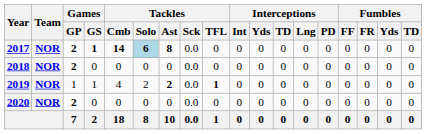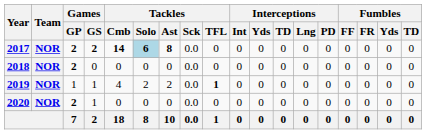(94, 48) 1 -> (94, 48) 2
(169, 84) bold -> (169, 84) normal
(94, 102) 0 -> (94, 102) 1
